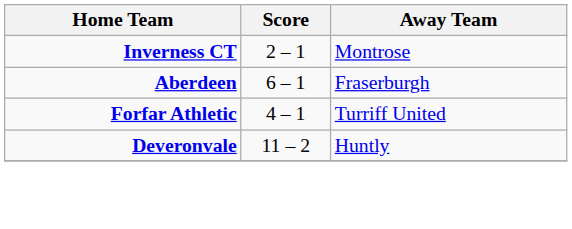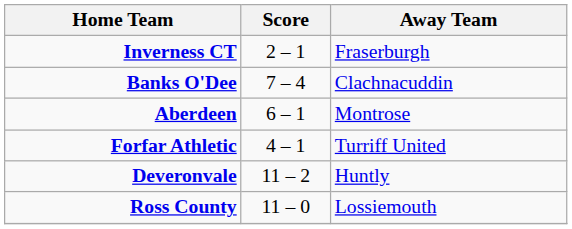(373, 51) Montrose -> (382, 51) Fraserburgh
+ row: (182, 82)
(382, 82) Fraserburgh -> (373, 113) Montrose
+ row: (183, 207)
